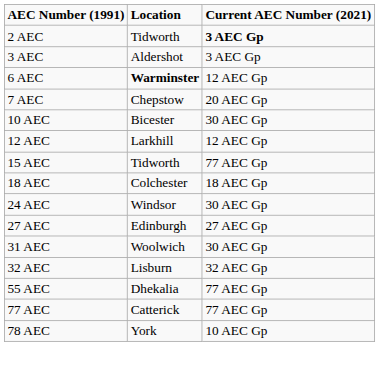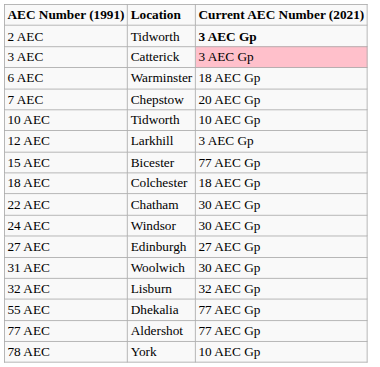(157, 57) Aldershot -> (155, 57) Catterick
(233, 57) no background -> (226, 57) pink background
(165, 78) bold -> (161, 78) normal
(236, 78) 12 AEC Gp -> (229, 78) 18 AEC Gp
(152, 120) Bicester -> (155, 120) Tidworth
(236, 120) 30 AEC Gp -> (229, 120) 10 AEC Gp
(236, 141) 12 AEC Gp -> (226, 141) 3 AEC Gp
(155, 162) Tidworth -> (152, 162) Bicester
+ row: (29, 204)
(155, 309) Catterick -> (157, 330) Aldershot
